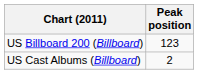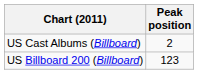rows swapped: (75, 43) <-> (74, 60)
